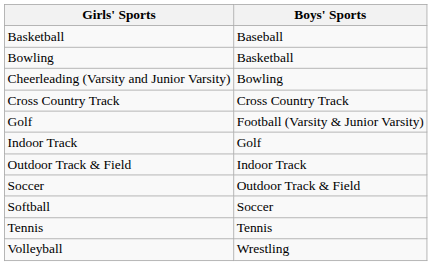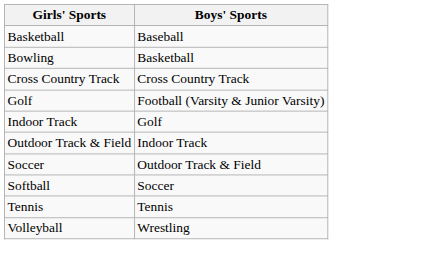- row: (119, 79)
